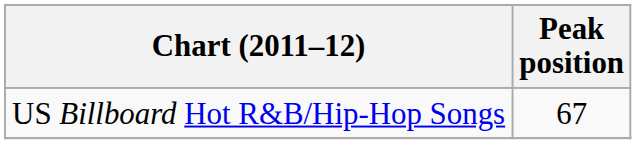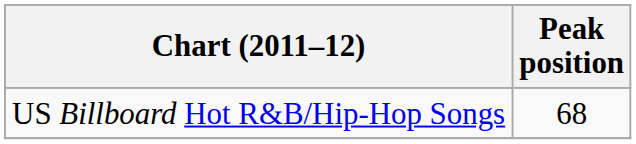(572, 112) 67 -> (572, 112) 68
